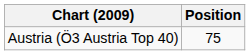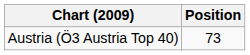(213, 38) 75 -> (213, 38) 73
